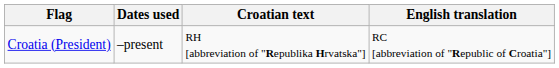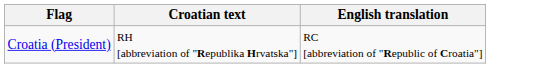- column: (148, 15)
